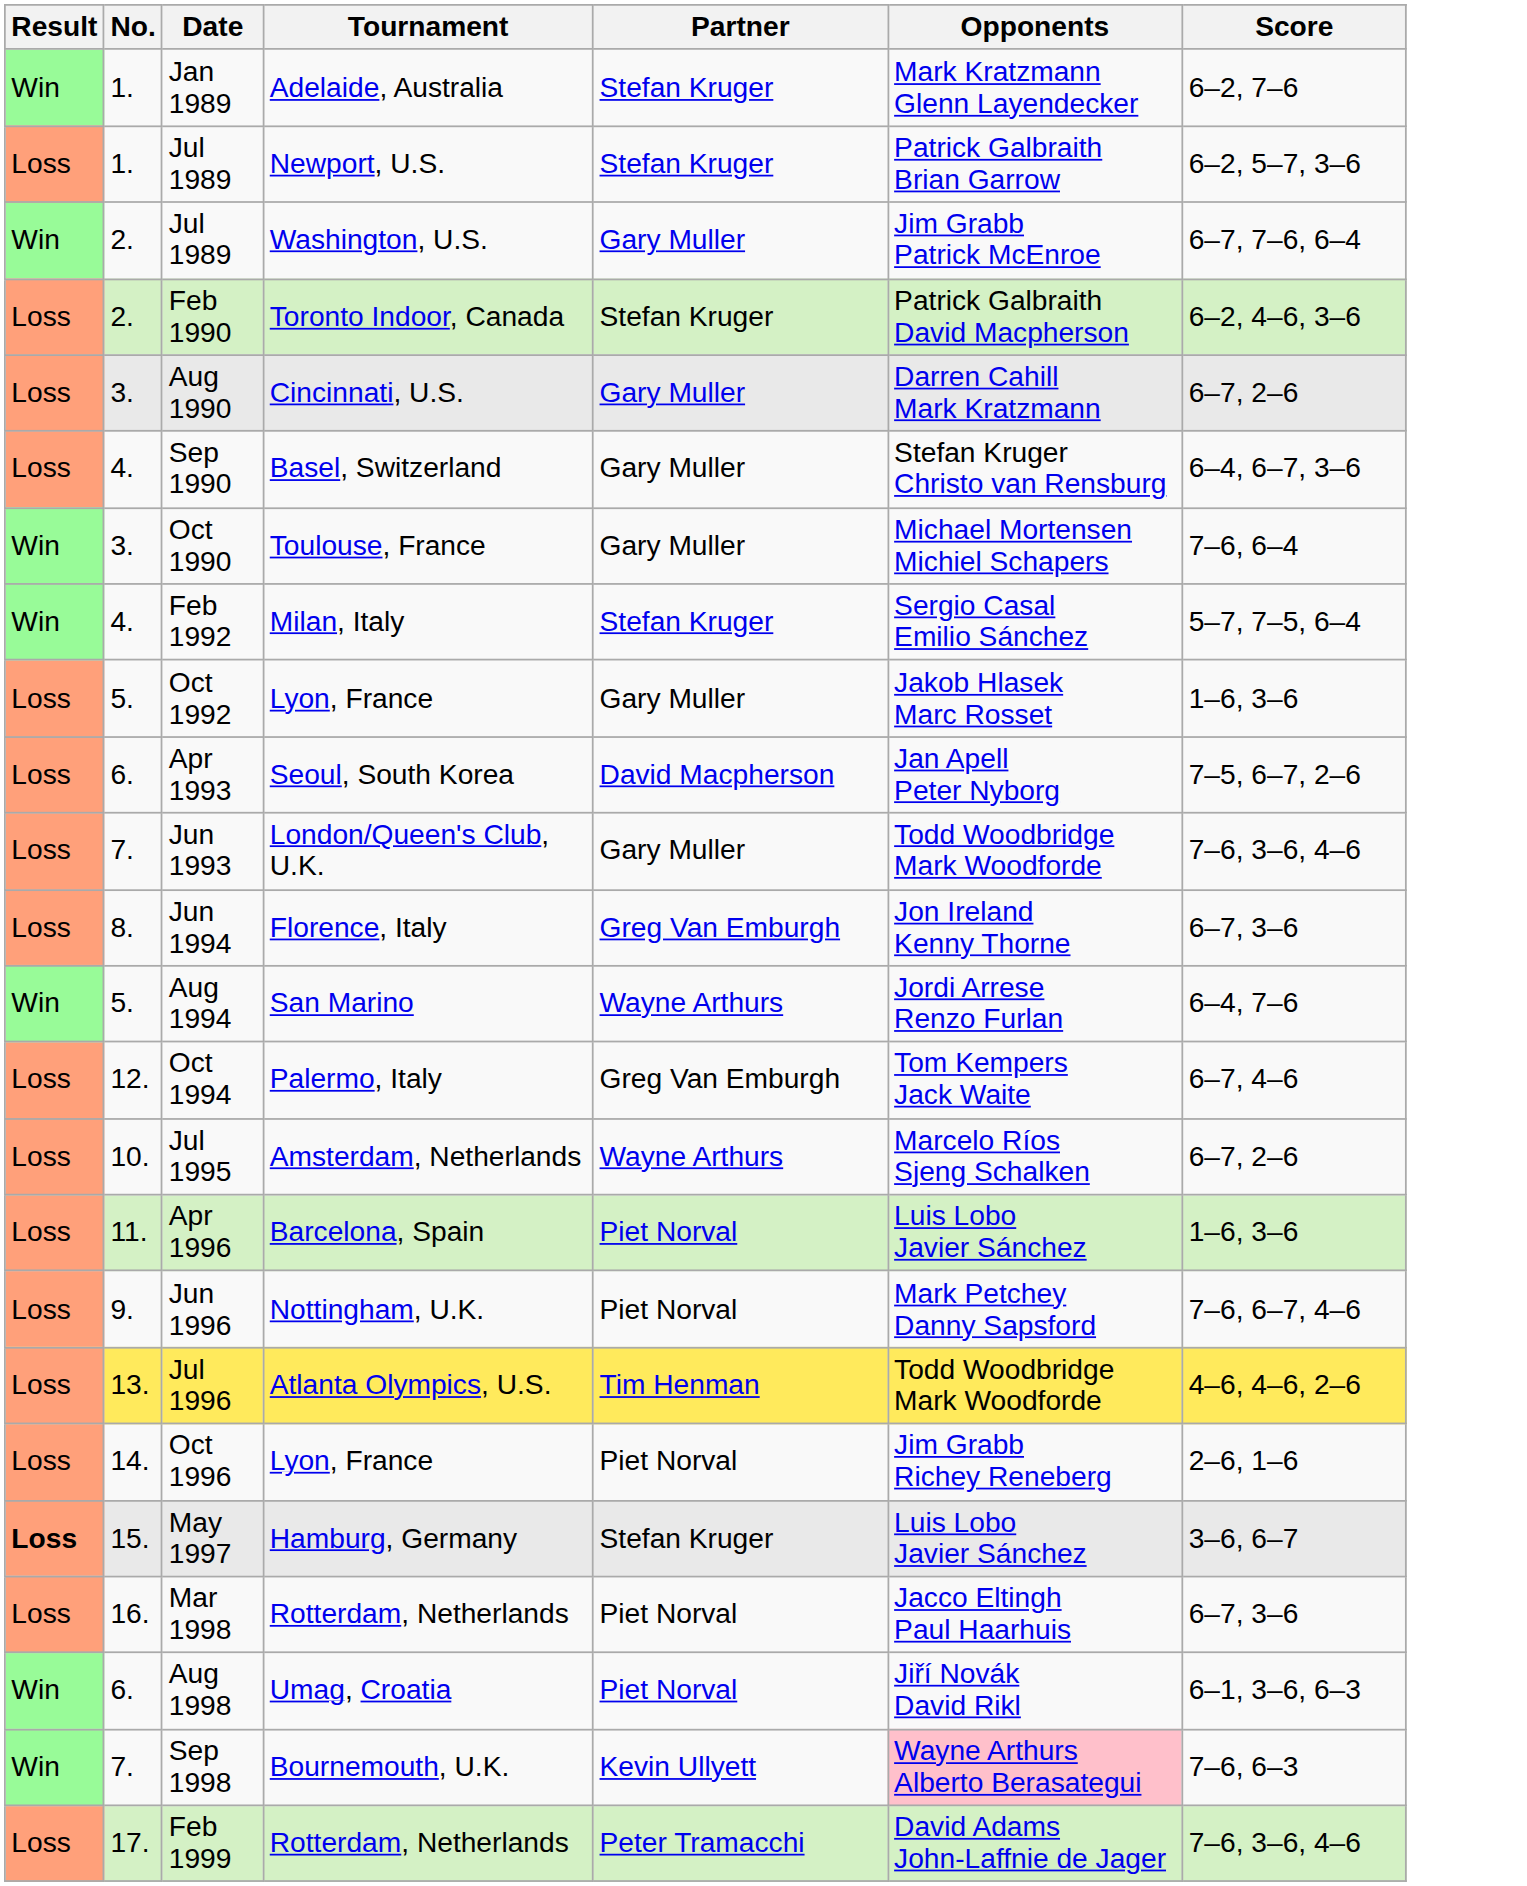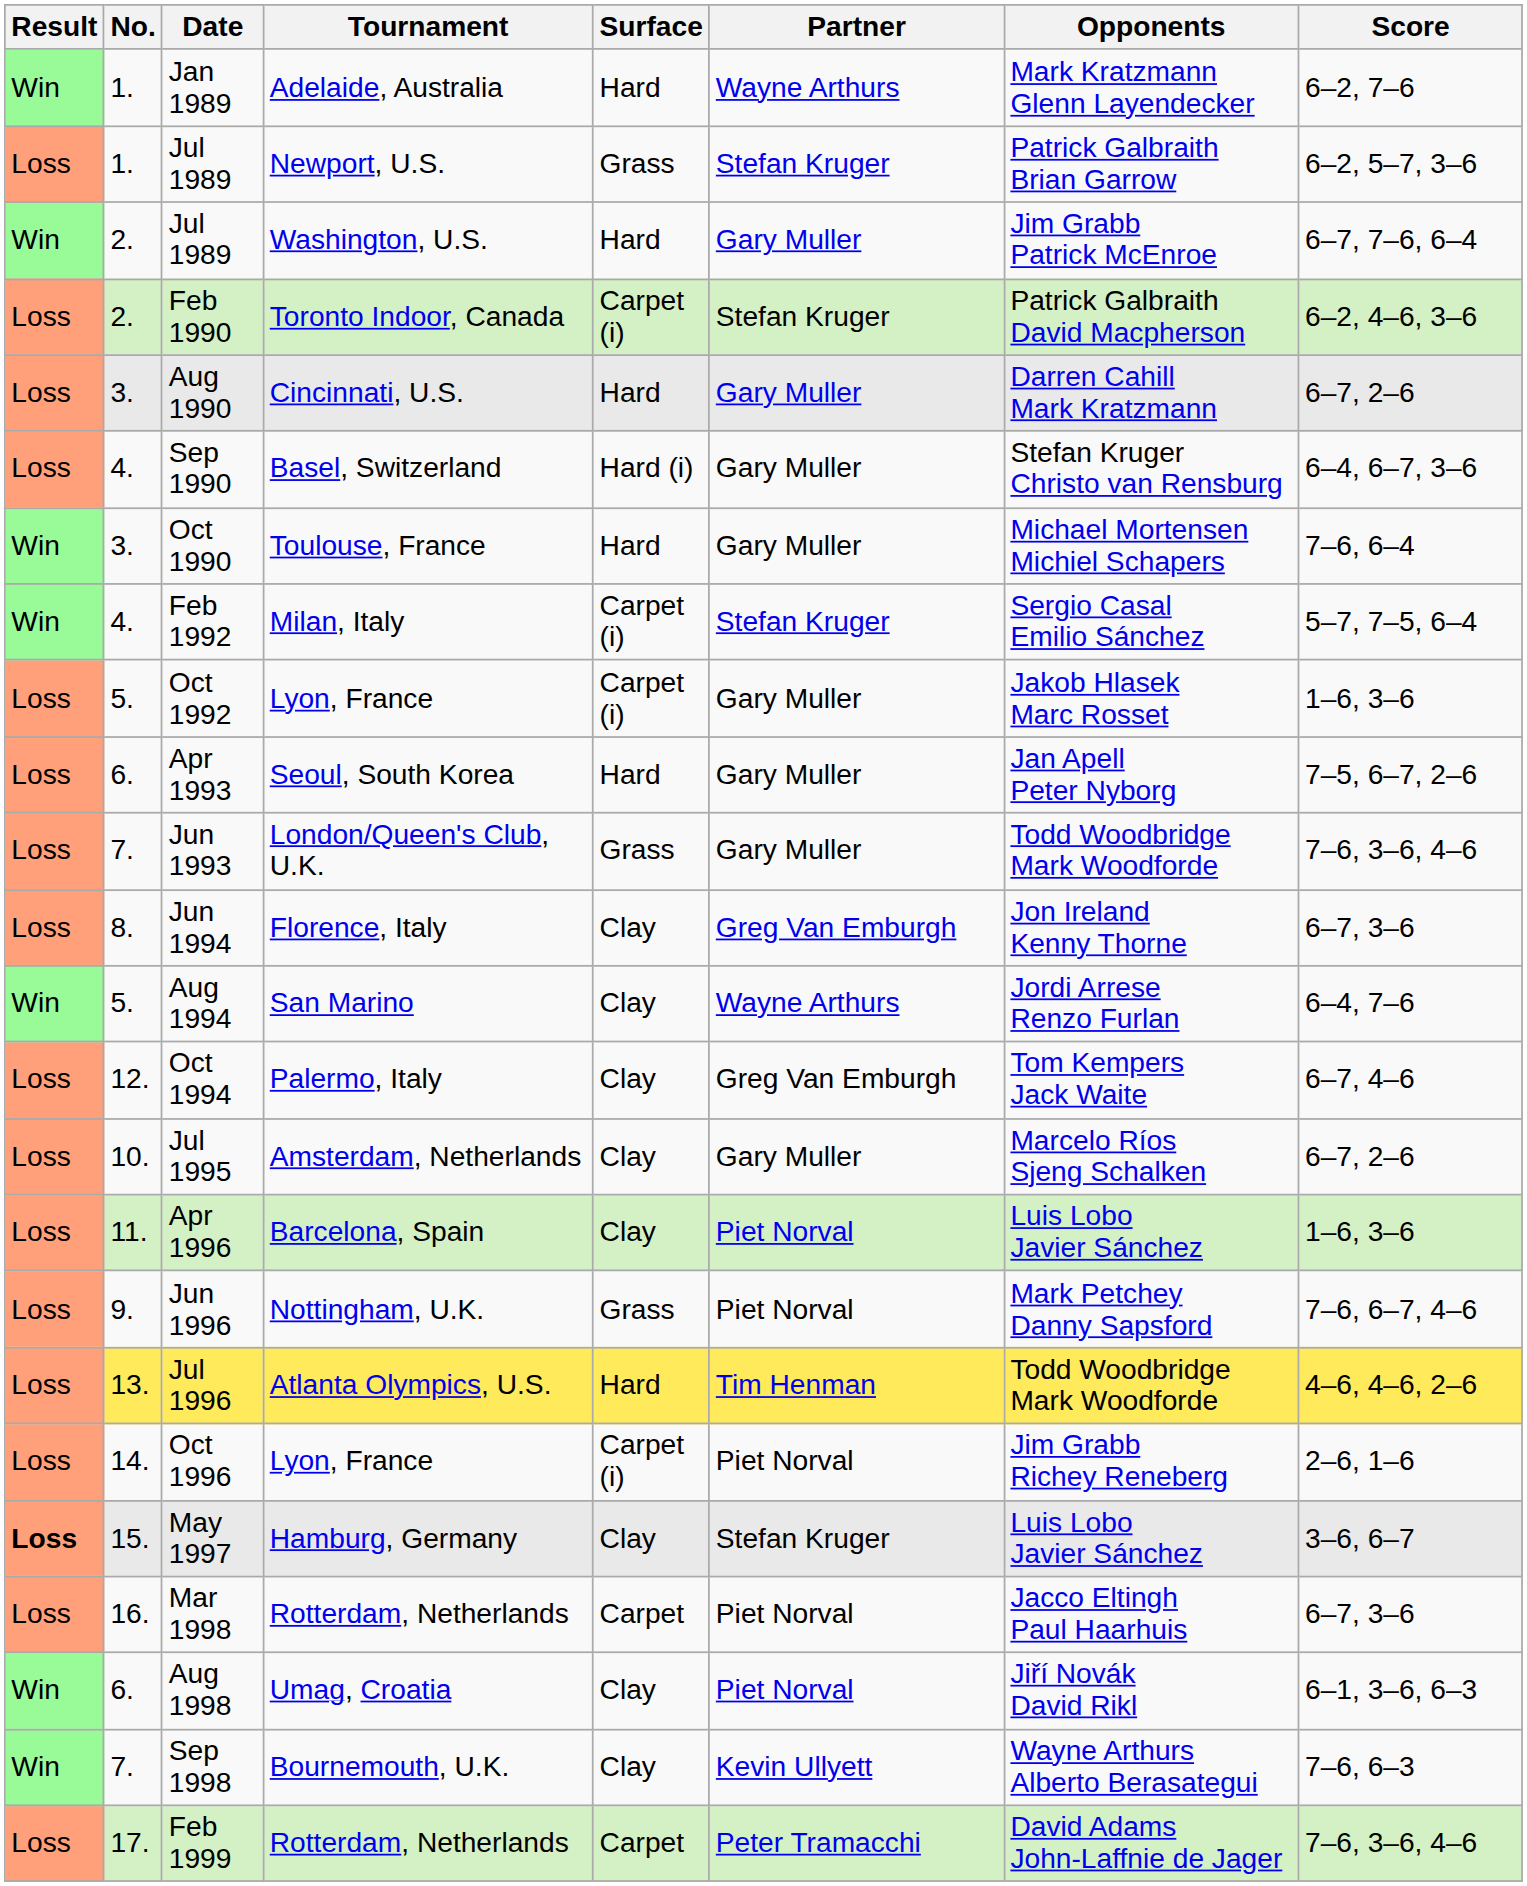+ column: (651, 26)
(686, 87) Stefan Kruger -> (808, 87) Wayne Arthurs
(717, 774) David Macpherson -> (789, 774) Gary Muller
(691, 1156) Wayne Arthurs -> (789, 1156) Gary Muller
(1018, 1766) pink background -> (1134, 1766) no background
